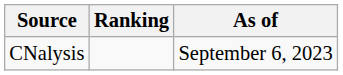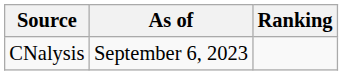columns swapped: (131, 20) <-> (256, 20)
